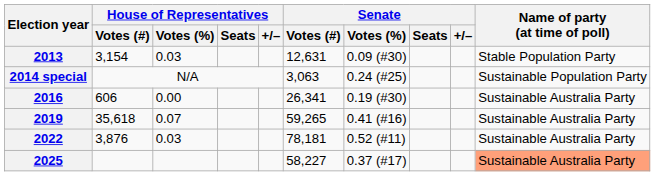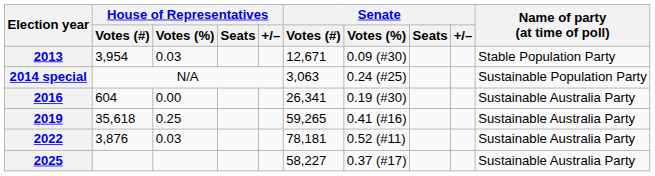(112, 56) 3,154 -> (112, 56) 3,954
(306, 56) 12,631 -> (306, 56) 12,671
(106, 98) 606 -> (106, 98) 604
(168, 118) 0.07 -> (168, 118) 0.25
(557, 160) lightsalmon background -> (557, 160) no background
